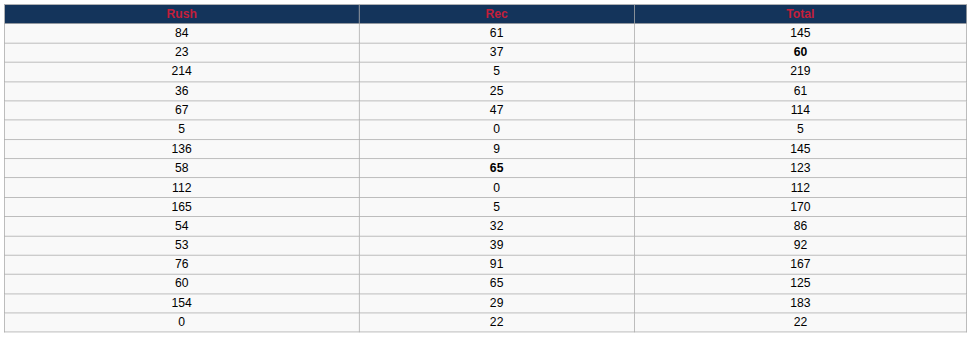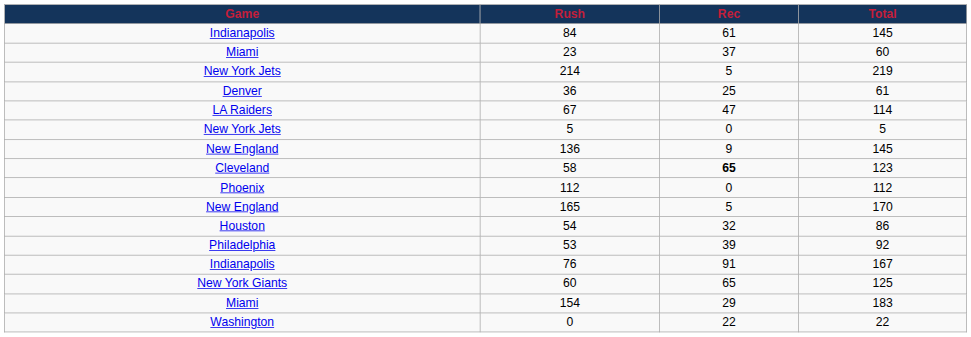+ column: (242, 14)
(800, 52) bold -> (883, 52) normal
